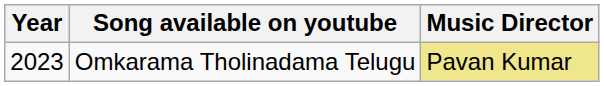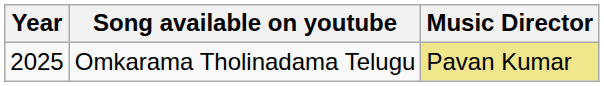(37, 61) 2023 -> (37, 61) 2025
